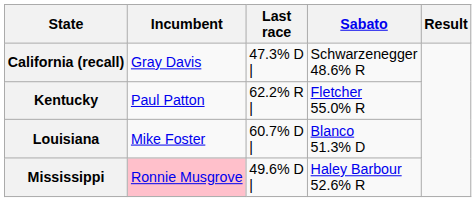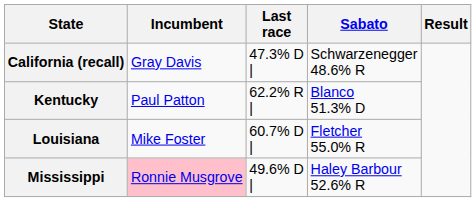(338, 101) Fletcher 55.0% R -> (338, 101) Blanco 51.3% D
(338, 139) Blanco 51.3% D -> (338, 139) Fletcher 55.0% R
